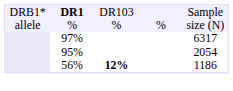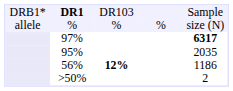(205, 38) normal -> (205, 38) bold
(205, 52) 2054 -> (205, 52) 2035
+ row: (72, 78)
